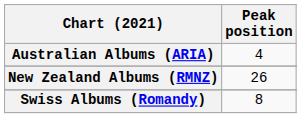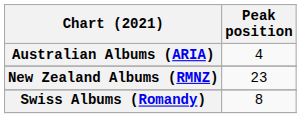(259, 78) 26 -> (259, 78) 23
